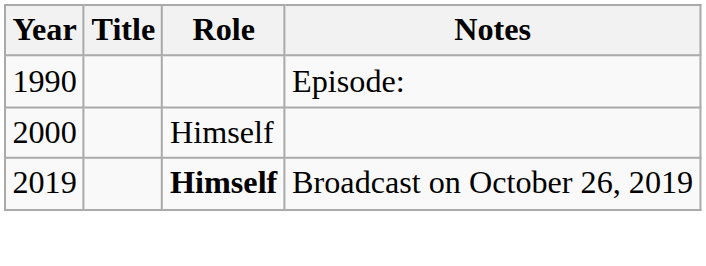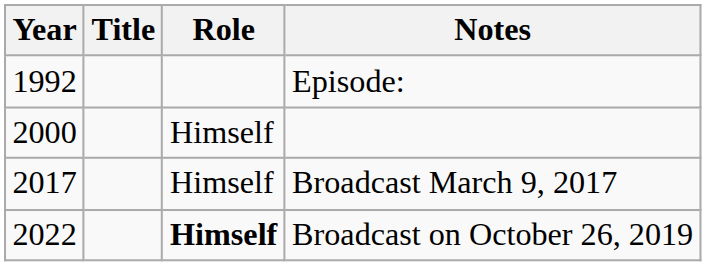(45, 81) 1990 -> (45, 81) 1992
+ row: (455, 183)
(45, 183) 2019 -> (45, 234) 2022
